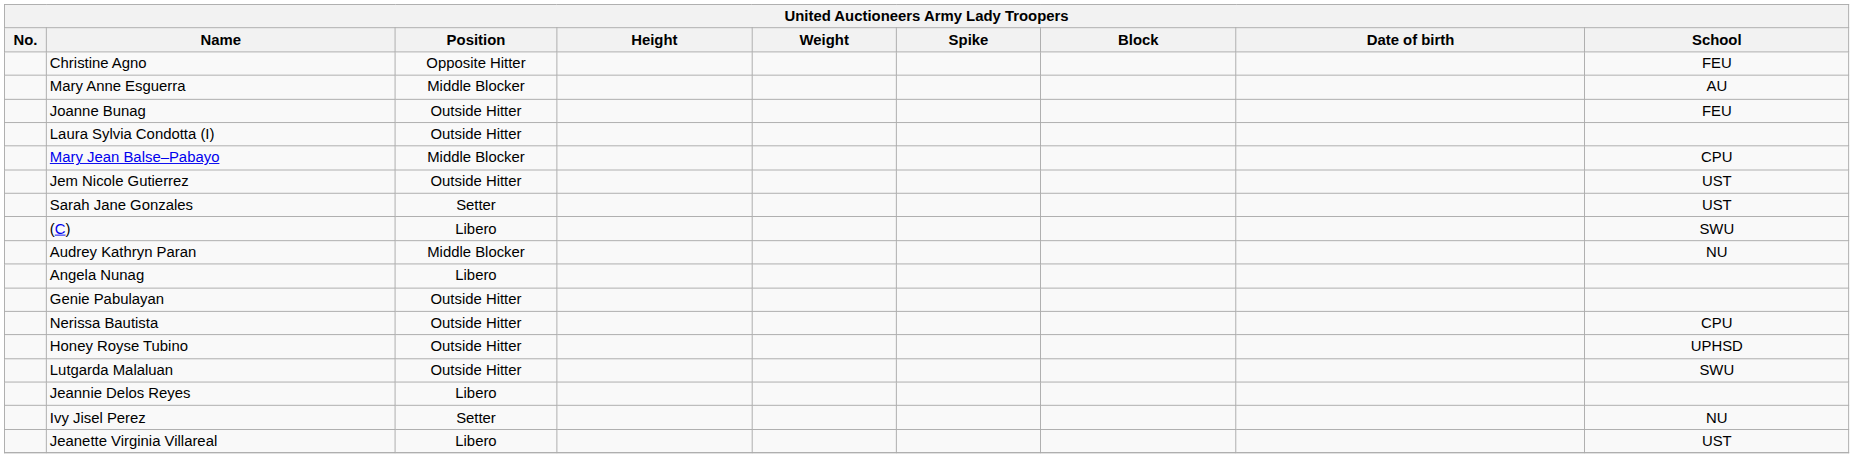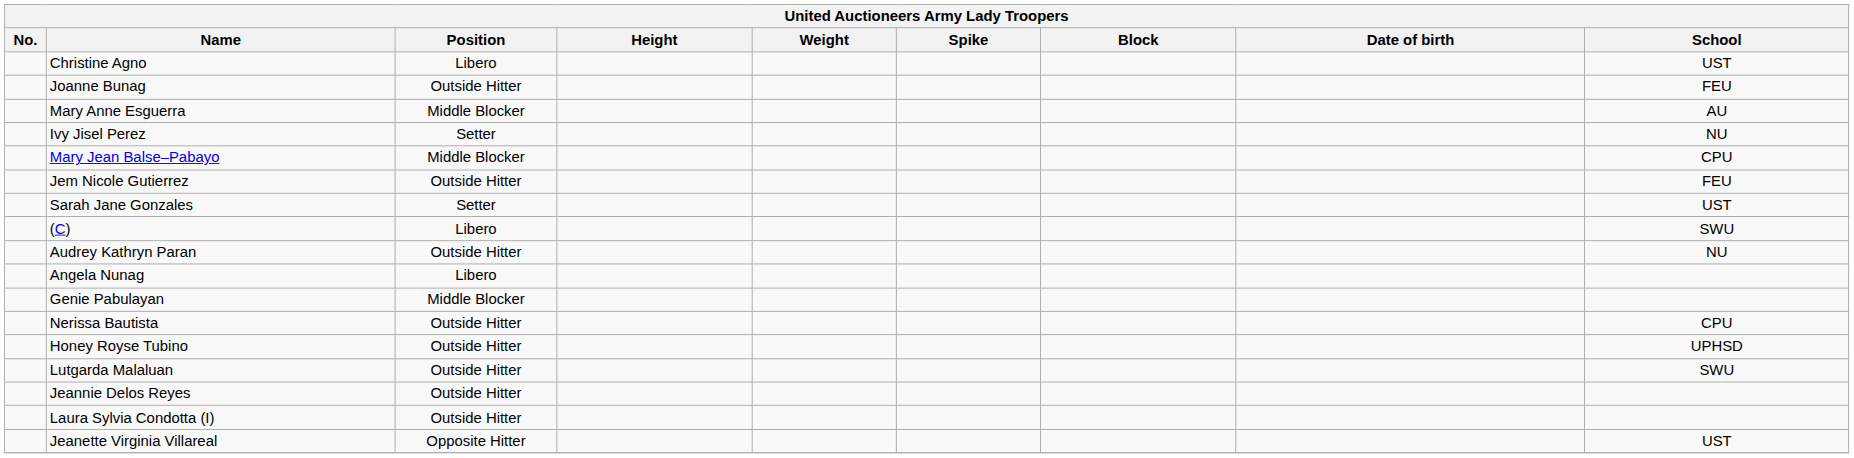(476, 63) Opposite Hitter -> (476, 63) Libero
(1717, 63) FEU -> (1717, 63) UST
rows swapped: (118, 87) <-> (98, 110)
rows swapped: (98, 417) <-> (132, 134)
(1717, 181) UST -> (1717, 181) FEU
(476, 252) Middle Blocker -> (476, 252) Outside Hitter
(476, 299) Outside Hitter -> (476, 299) Middle Blocker
(476, 393) Libero -> (476, 393) Outside Hitter
(476, 441) Libero -> (476, 441) Opposite Hitter
